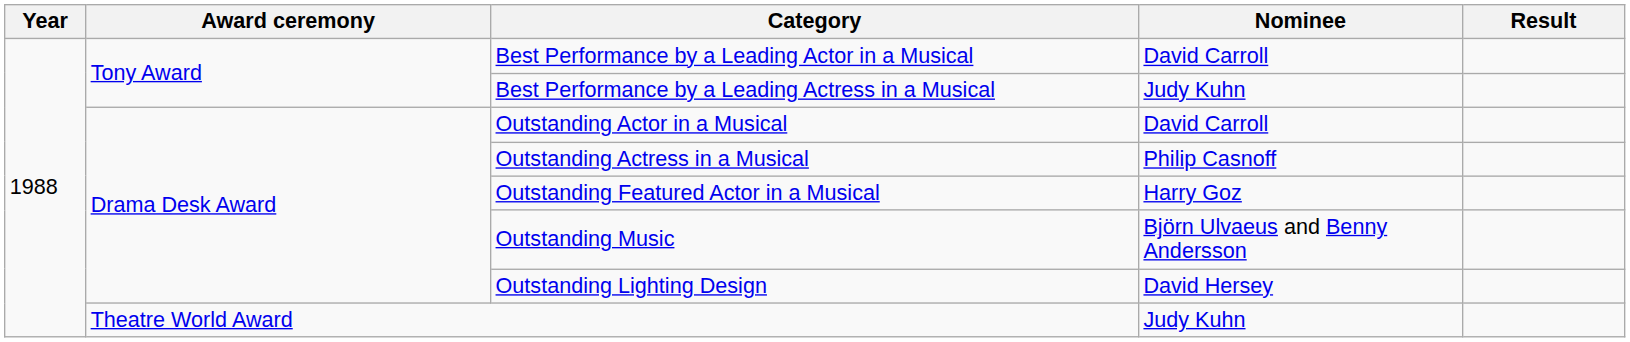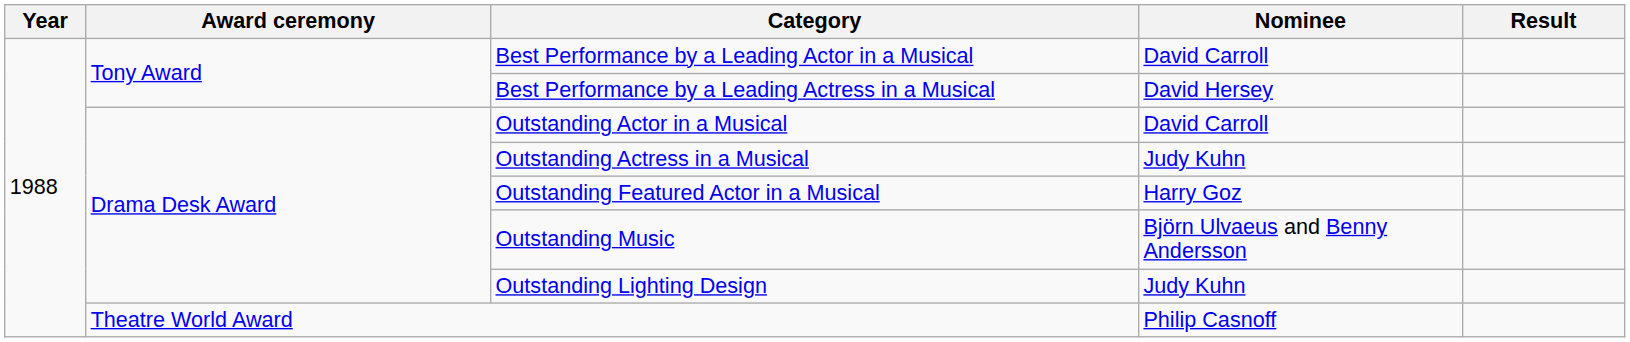(1194, 90) Judy Kuhn -> (1208, 90) David Hersey
(1210, 158) Philip Casnoff -> (1194, 158) Judy Kuhn
(1208, 285) David Hersey -> (1194, 285) Judy Kuhn
(1194, 319) Judy Kuhn -> (1210, 319) Philip Casnoff
